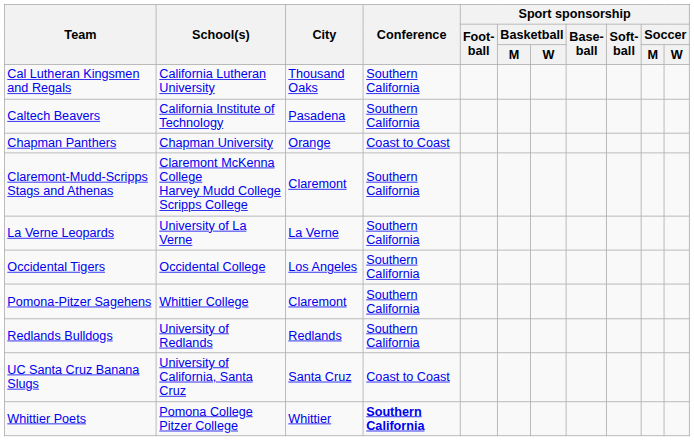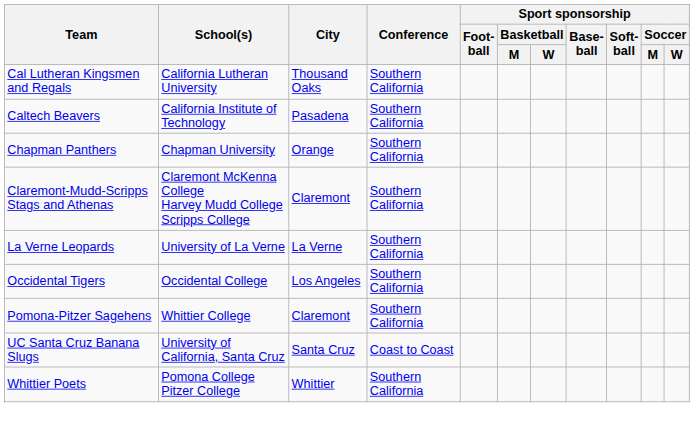(408, 143) Coast to Coast -> (397, 150) Southern California
- row: (60, 335)
(395, 418) bold -> (397, 384) normal
